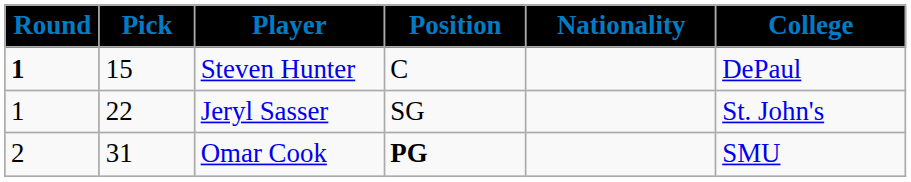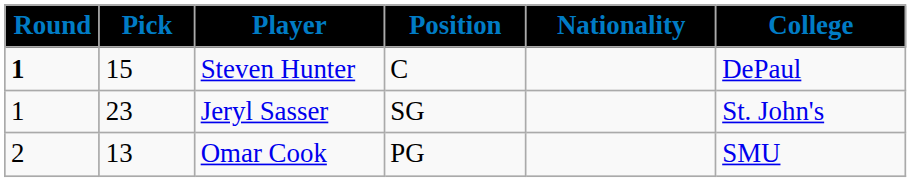(119, 111) 22 -> (119, 111) 23
(119, 153) 31 -> (119, 153) 13
(409, 153) bold -> (408, 153) normal
